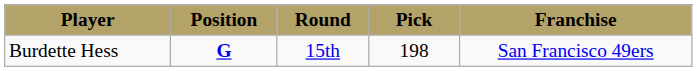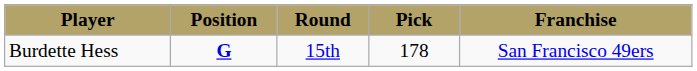(414, 50) 198 -> (414, 50) 178
